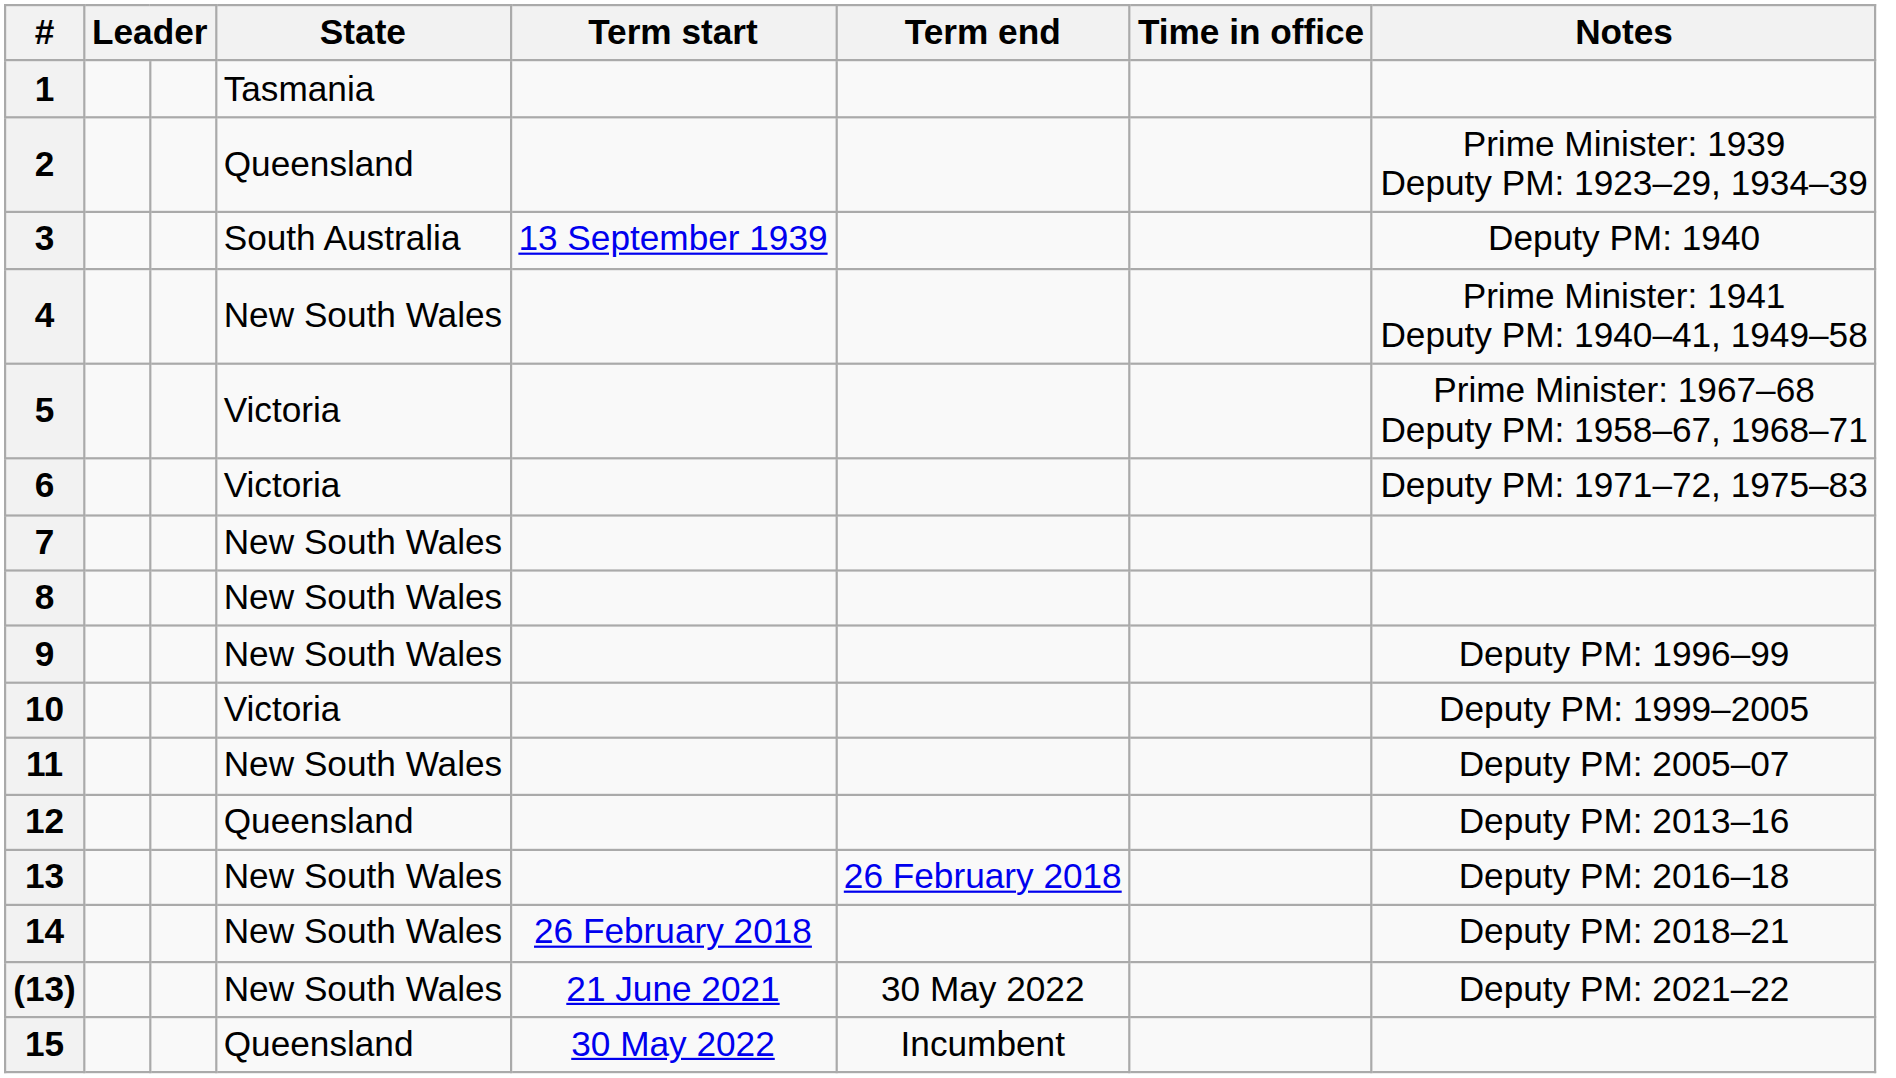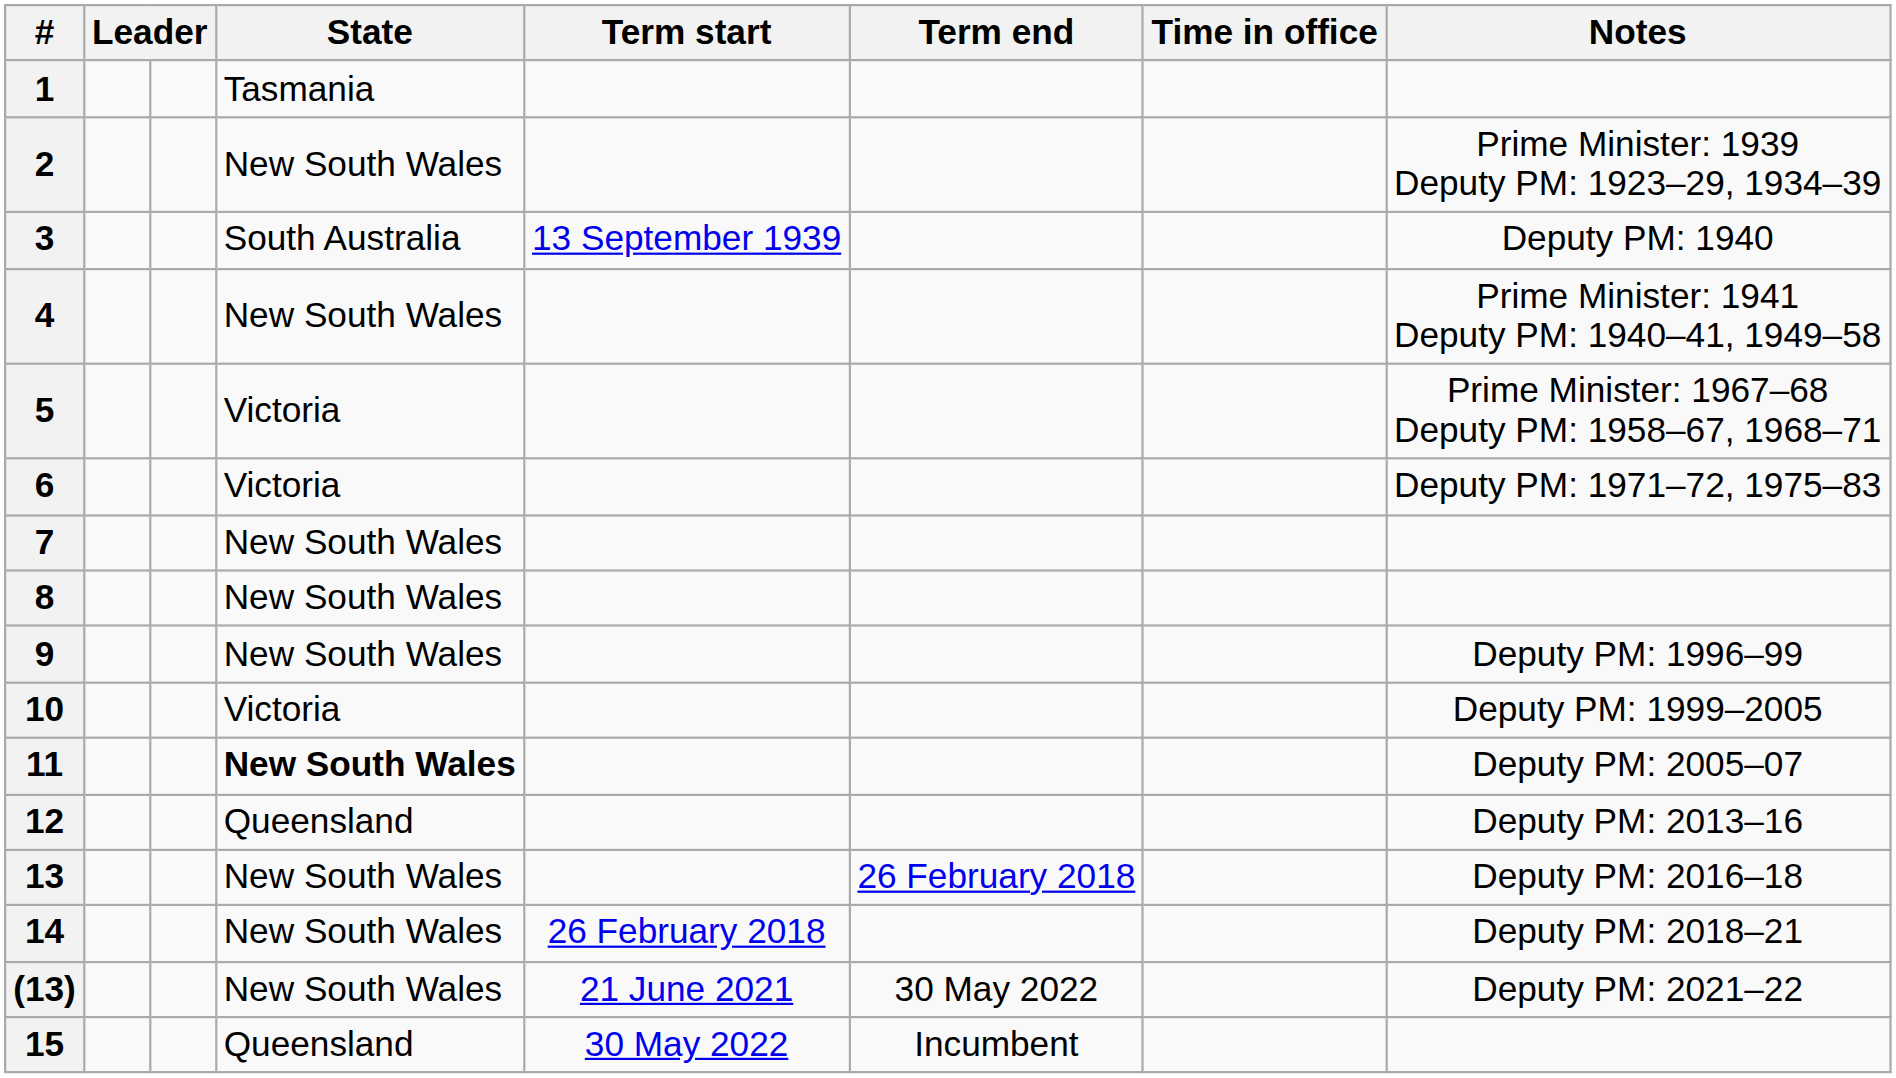(319, 163) Queensland -> (363, 163) New South Wales
(363, 765) normal -> (370, 765) bold
